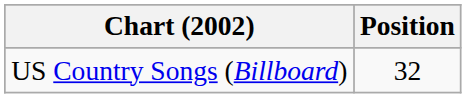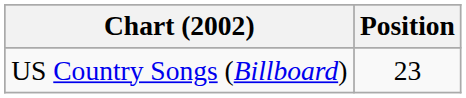(407, 69) 32 -> (407, 69) 23
